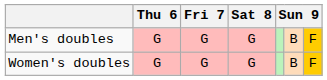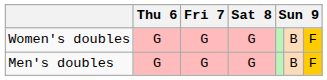rows swapped: (61, 40) <-> (69, 63)
